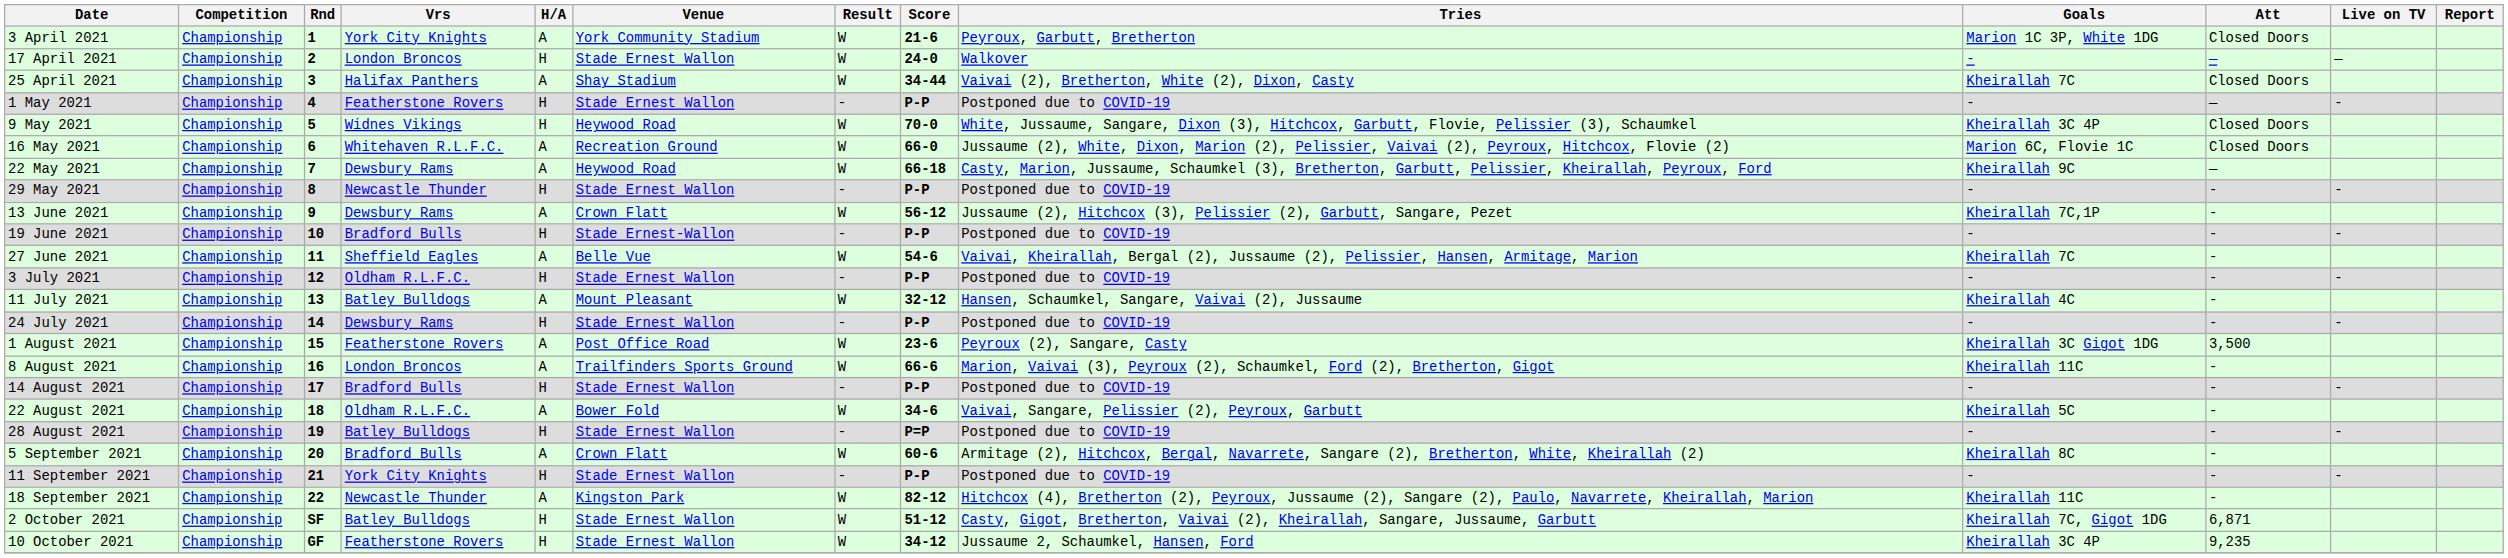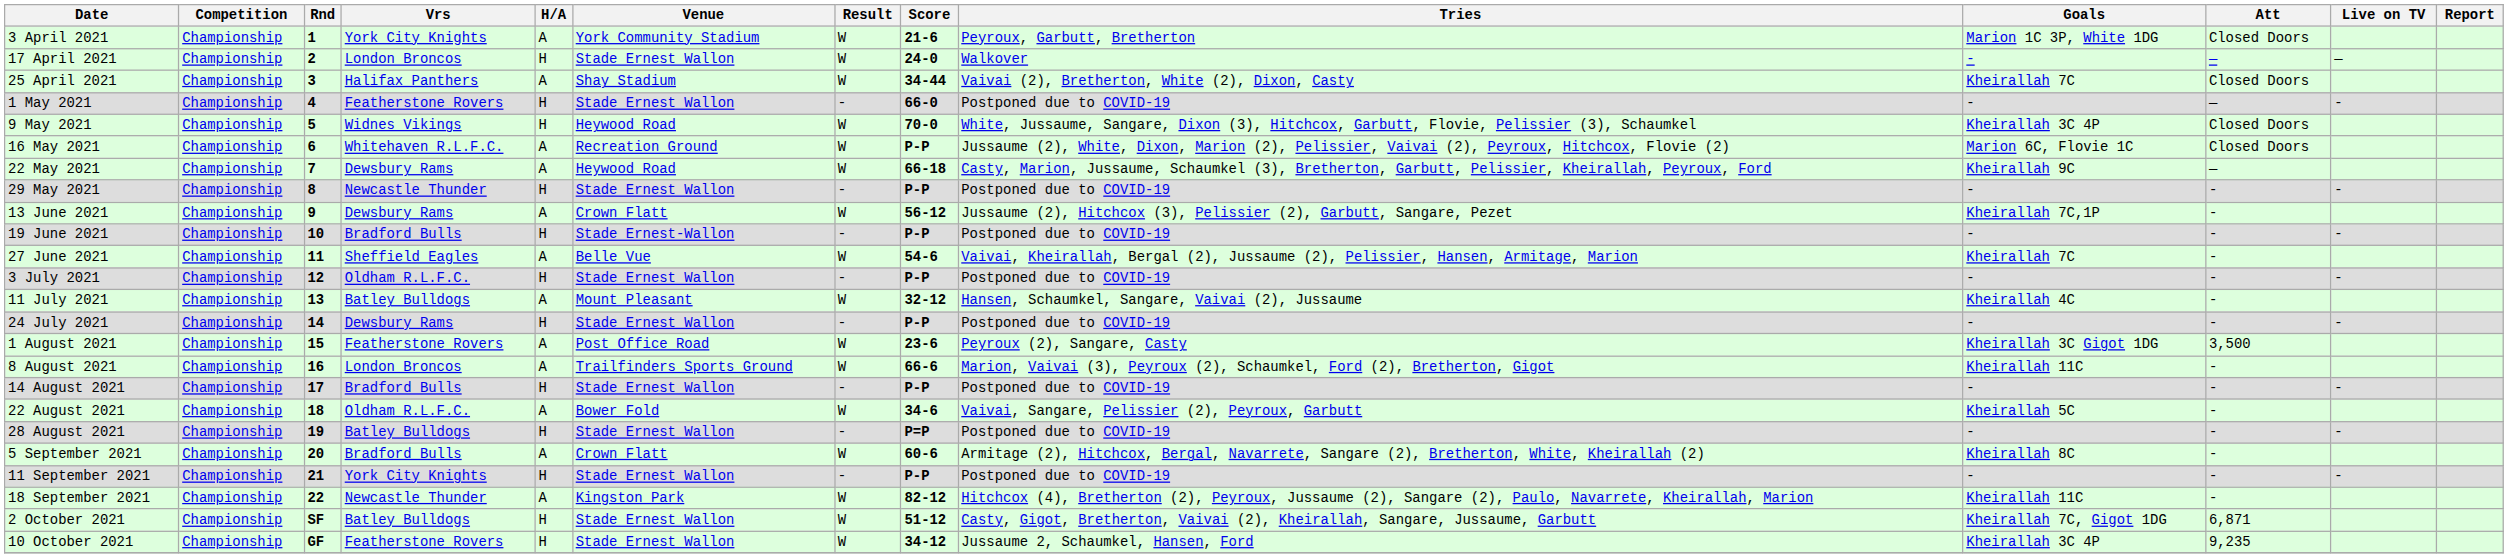(917, 103) P-P -> (921, 103) 66-0
(921, 147) 66-0 -> (917, 147) P-P
